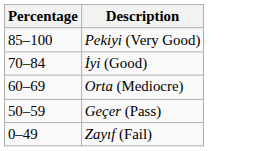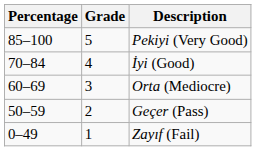+ column: (105, 16)
